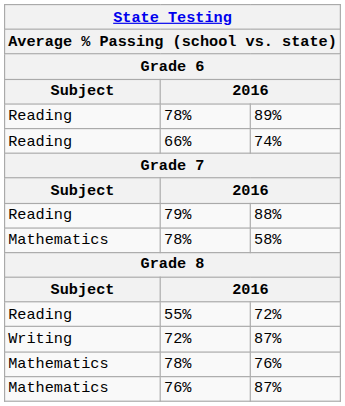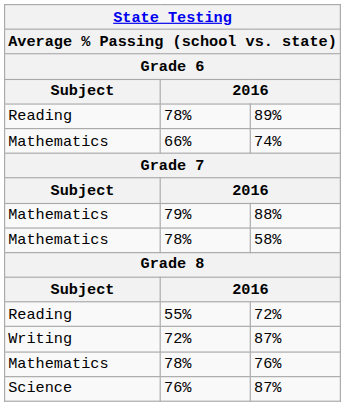(40, 141) Reading -> (58, 141) Mathematics
(40, 215) Reading -> (58, 215) Mathematics
(58, 389) Mathematics -> (40, 389) Science
